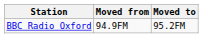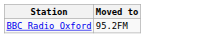- column: (122, 12)
